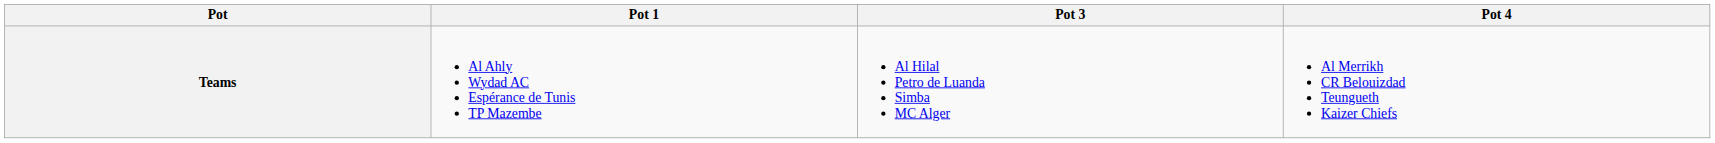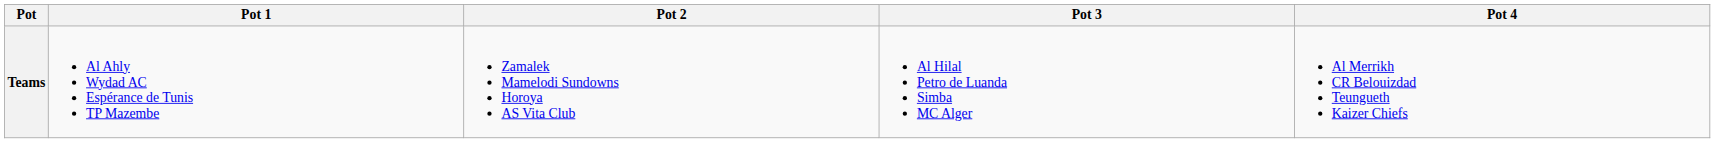+ column: (672, 15)
